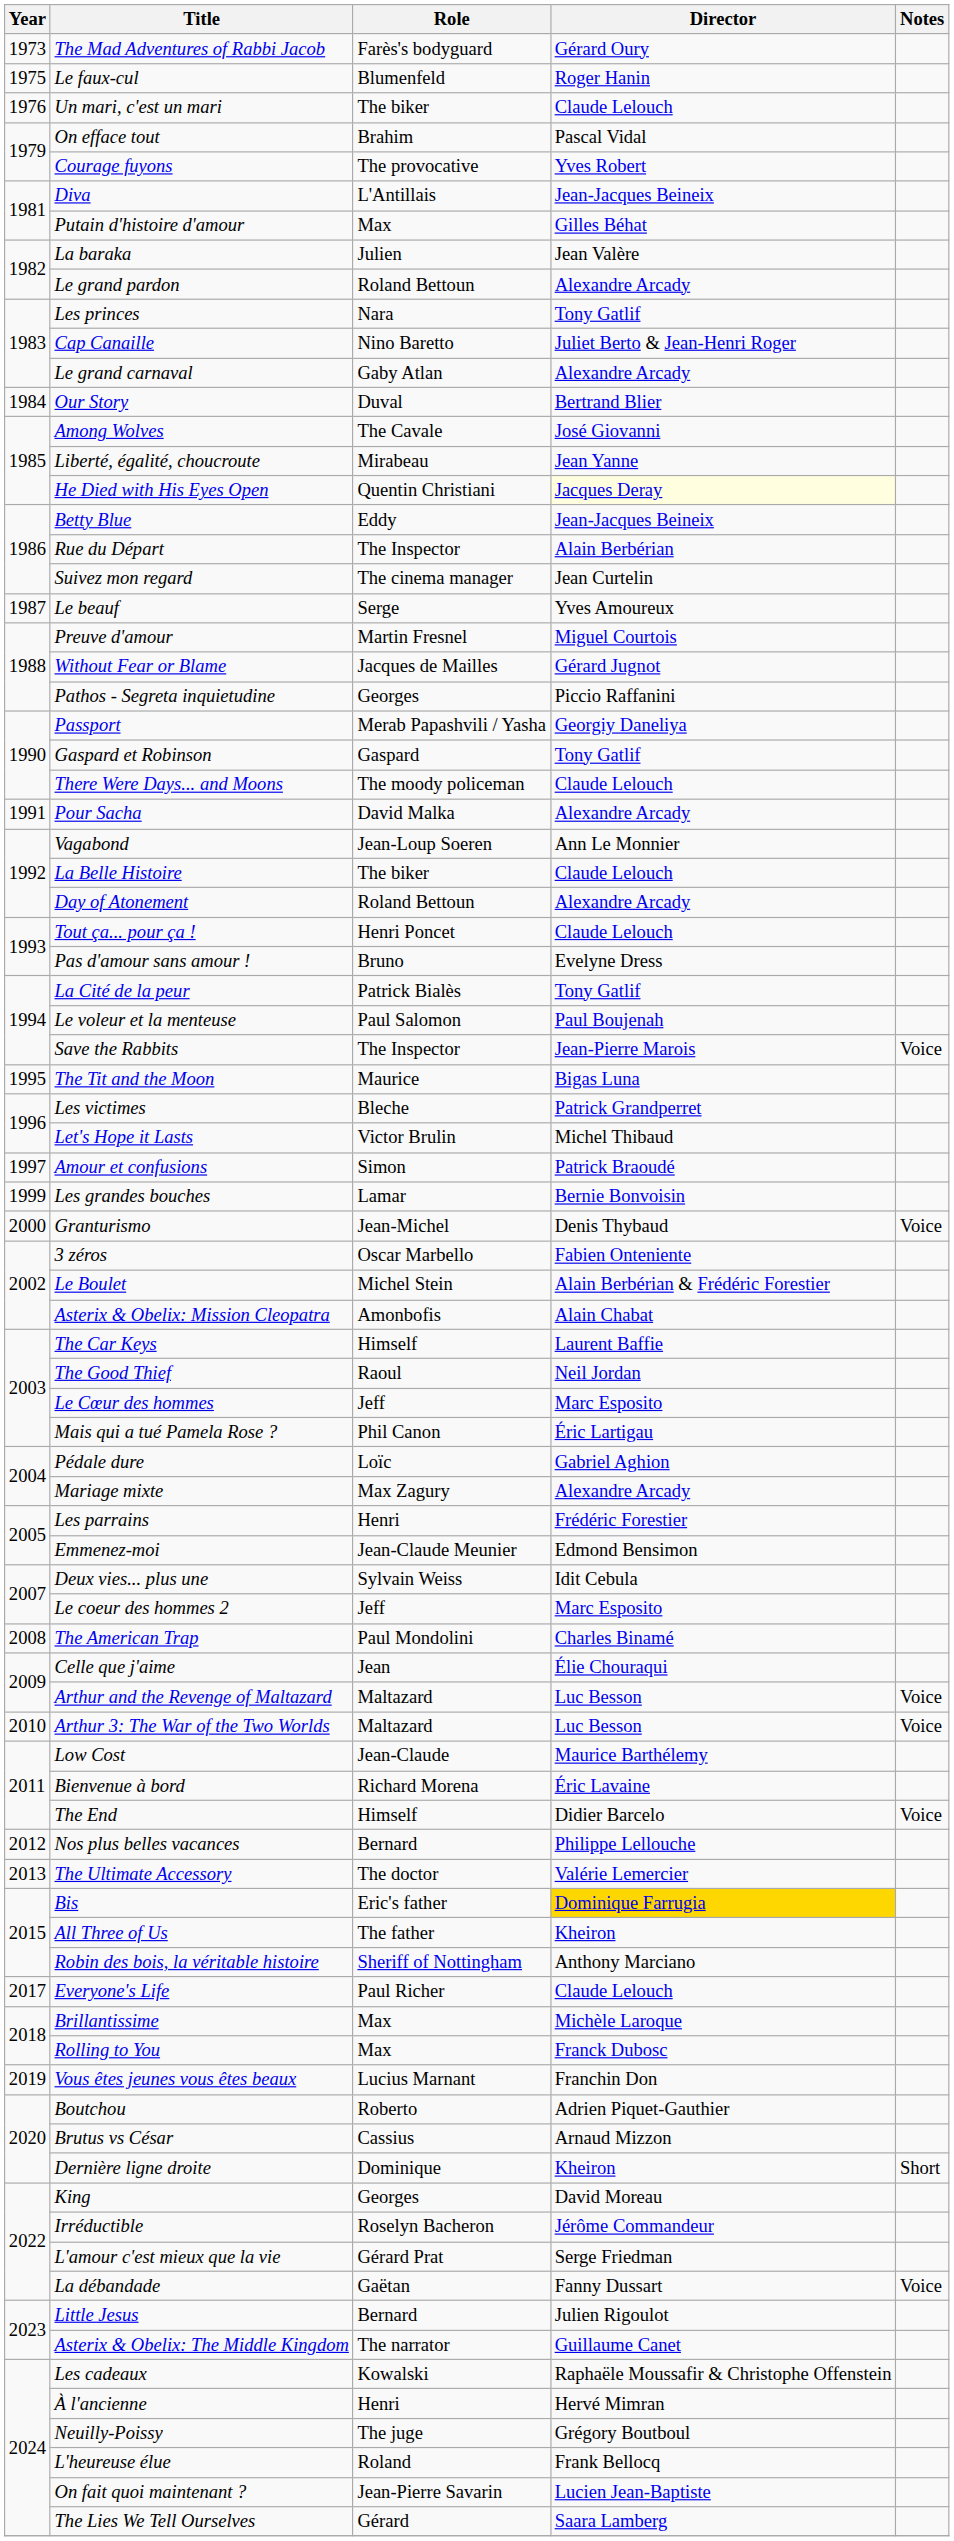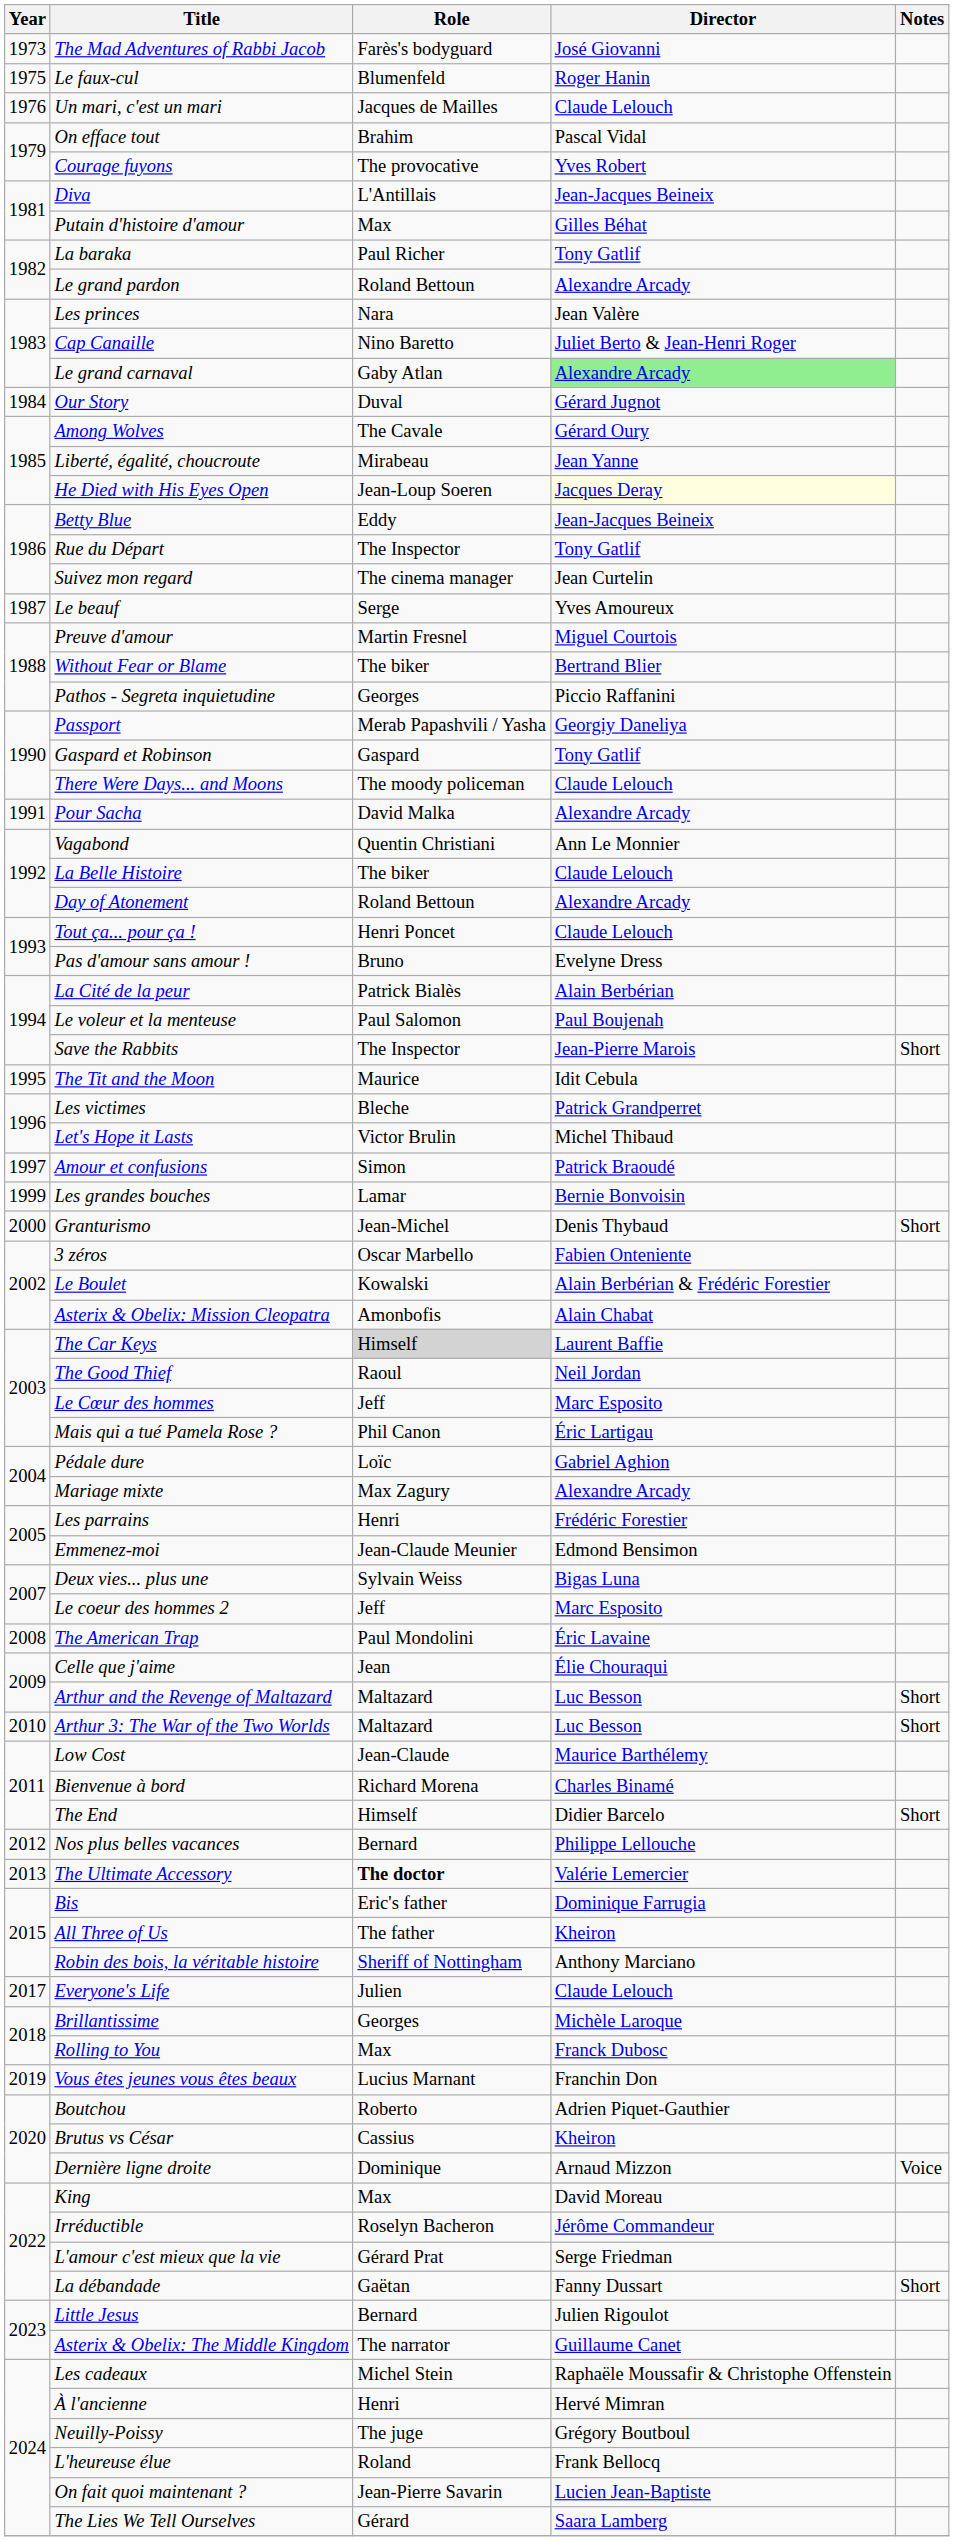(602, 48) Gérard Oury -> (607, 48) José Giovanni
(393, 107) The biker -> (428, 107) Jacques de Mailles
(380, 254) Julien -> (401, 254) Paul Richer
(597, 254) Jean Valère -> (598, 254) Tony Gatlif
(598, 313) Tony Gatlif -> (597, 313) Jean Valère
(622, 372) no background -> (622, 372) lightgreen background
(608, 401) Bertrand Blier -> (607, 401) Gérard Jugnot
(607, 431) José Giovanni -> (602, 431) Gérard Oury
(426, 490) Quentin Christiani -> (425, 490) Jean-Loup Soeren
(614, 549) Alain Berbérian -> (598, 549) Tony Gatlif
(428, 666) Jacques de Mailles -> (393, 666) The biker
(607, 666) Gérard Jugnot -> (608, 666) Bertrand Blier
(425, 843) Jean-Loup Soeren -> (426, 843) Quentin Christiani
(598, 990) Tony Gatlif -> (614, 990) Alain Berbérian
(921, 1049) Voice -> (920, 1049) Short
(597, 1078) Bigas Luna -> (596, 1078) Idit Cebula
(921, 1226) Voice -> (920, 1226) Short
(405, 1284) Michel Stein -> (393, 1284) Kowalski
(387, 1343) no background -> (387, 1343) lightgrey background
(596, 1579) Idit Cebula -> (597, 1579) Bigas Luna
(614, 1638) Charles Binamé -> (602, 1638) Éric Lavaine
(921, 1697) Voice -> (920, 1697) Short
(921, 1726) Voice -> (920, 1726) Short
(602, 1785) Éric Lavaine -> (614, 1785) Charles Binamé
(921, 1814) Voice -> (920, 1814) Short
(398, 1873) normal -> (401, 1873) bold
(630, 1903) gold background -> (630, 1903) no background
(401, 1991) Paul Richer -> (380, 1991) Julien
(374, 2020) Max -> (388, 2020) Georges
(613, 2138) Arnaud Mizzon -> (585, 2138) Kheiron
(585, 2167) Kheiron -> (613, 2167) Arnaud Mizzon
(920, 2167) Short -> (921, 2167) Voice
(388, 2197) Georges -> (374, 2197) Max
(921, 2285) Voice -> (920, 2285) Short
(393, 2374) Kowalski -> (405, 2374) Michel Stein
